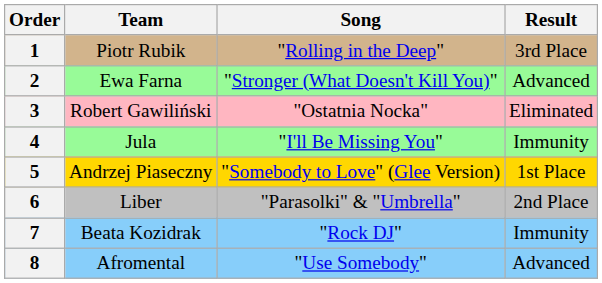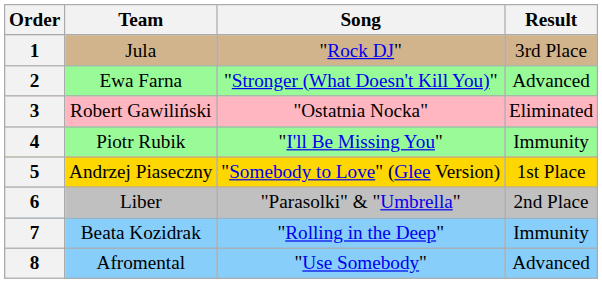(141, 50) Piotr Rubik -> (141, 50) Jula
(361, 50) "Rolling in the Deep" -> (361, 50) "Rock DJ"
(141, 141) Jula -> (141, 141) Piotr Rubik
(361, 232) "Rock DJ" -> (361, 232) "Rolling in the Deep"
